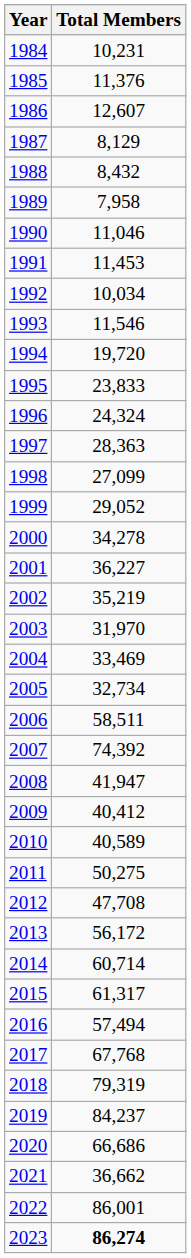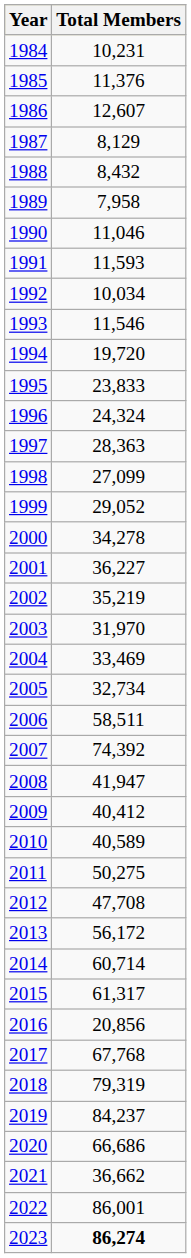(119, 263) 11,453 -> (119, 263) 11,593
(119, 1024) 57,494 -> (119, 1024) 20,856
